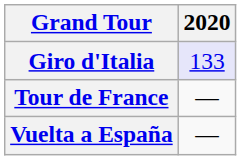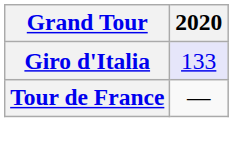- row: (91, 135)
